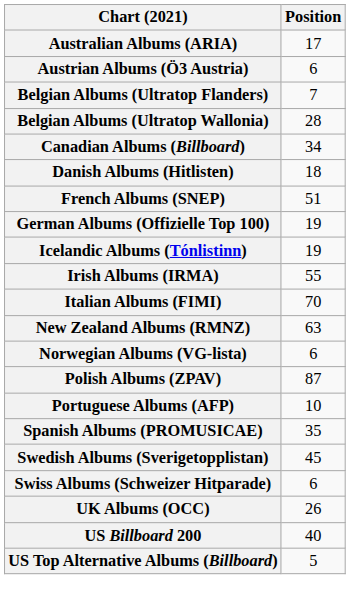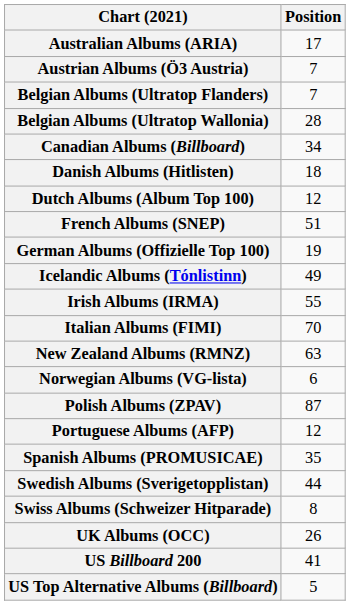(313, 69) 6 -> (313, 69) 7
+ row: (143, 198)
(313, 250) 19 -> (313, 276) 49
(313, 405) 10 -> (313, 431) 12
(313, 457) 45 -> (313, 483) 44
(313, 483) 6 -> (313, 509) 8
(313, 535) 40 -> (313, 560) 41
